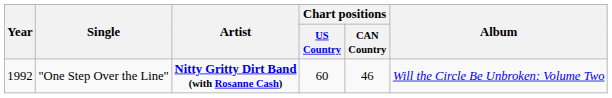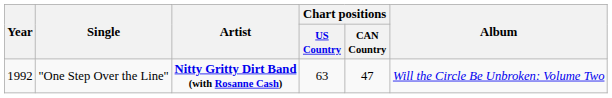(322, 75) 60 -> (322, 75) 63
(367, 75) 46 -> (367, 75) 47
